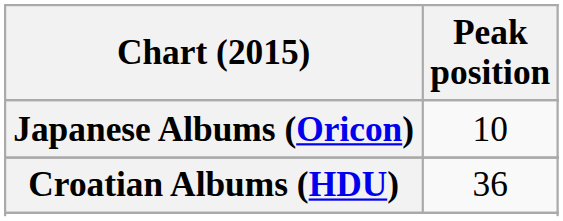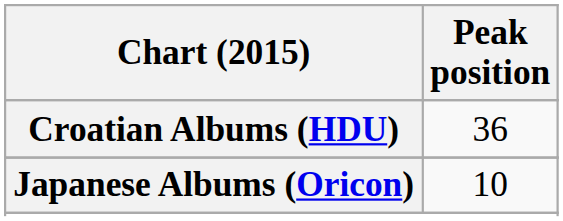rows swapped: (214, 184) <-> (214, 128)
